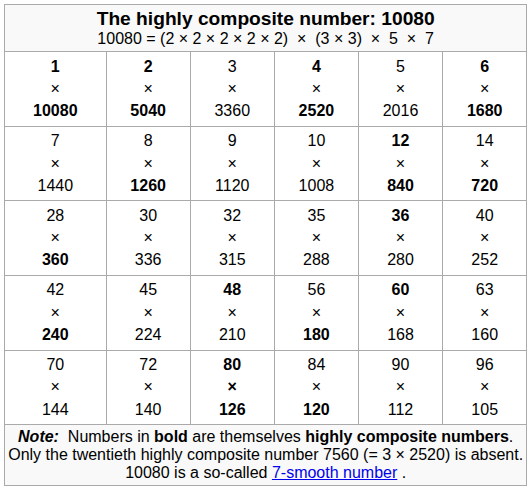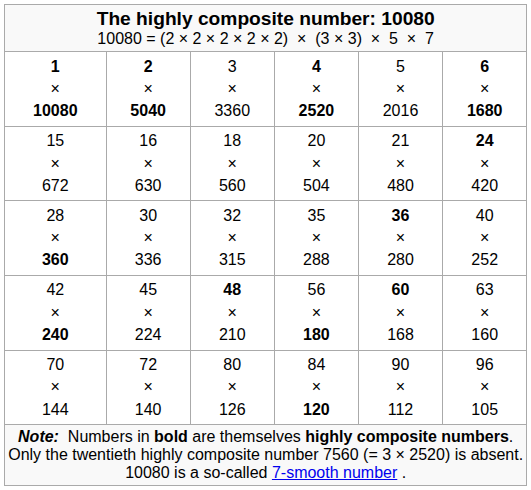- row: (55, 163)
+ row: (55, 163)
(232, 387) bold -> (232, 387) normal
